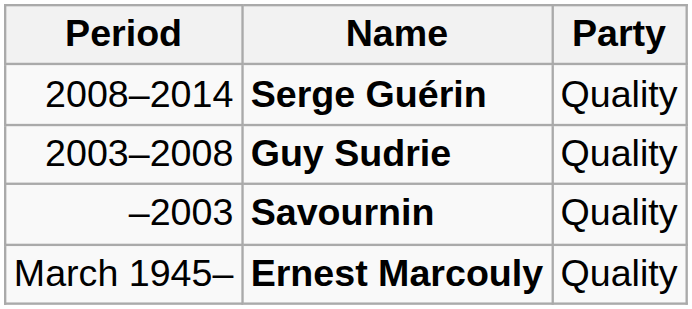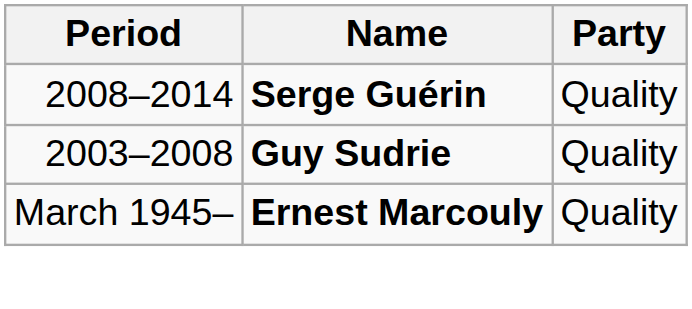- row: (343, 213)
